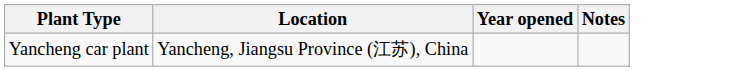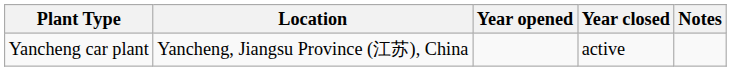+ column: (626, 18)
